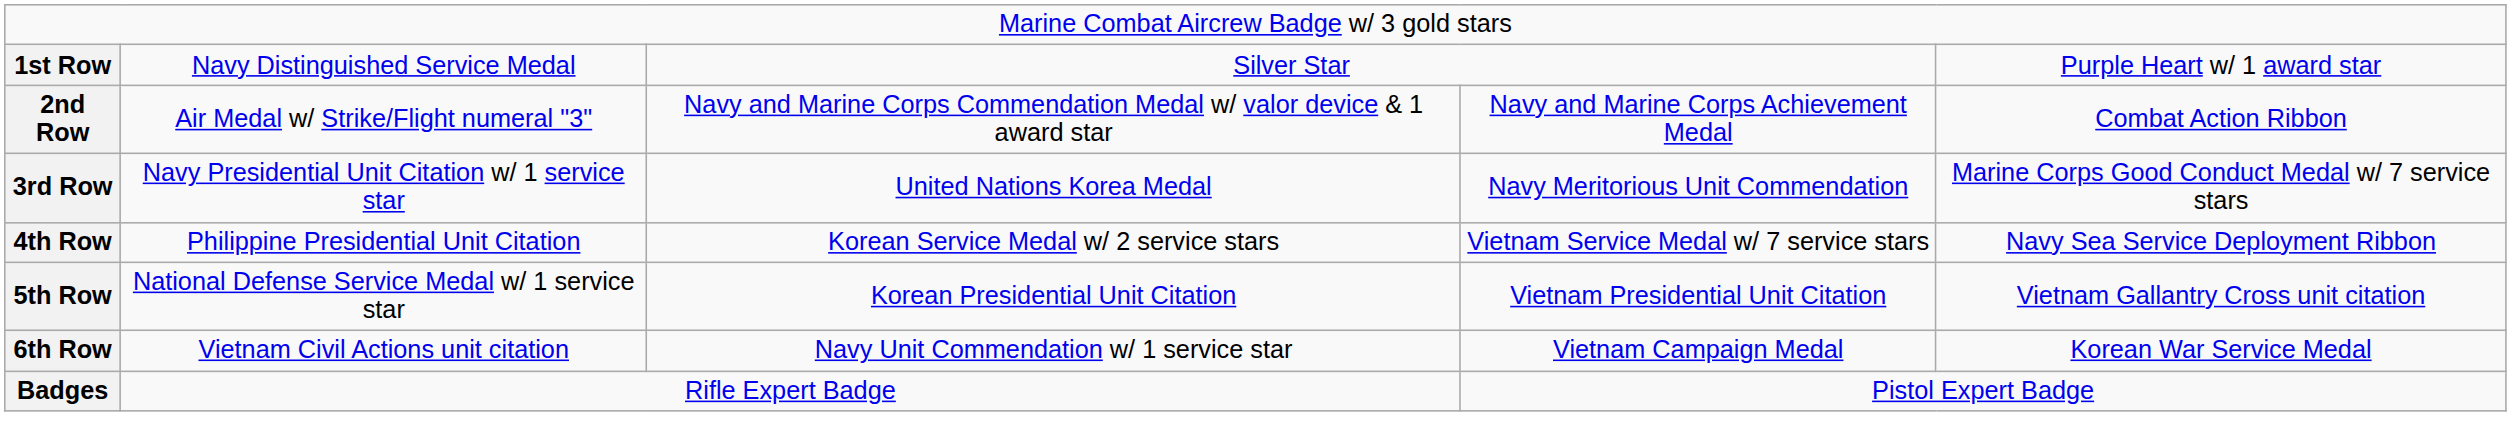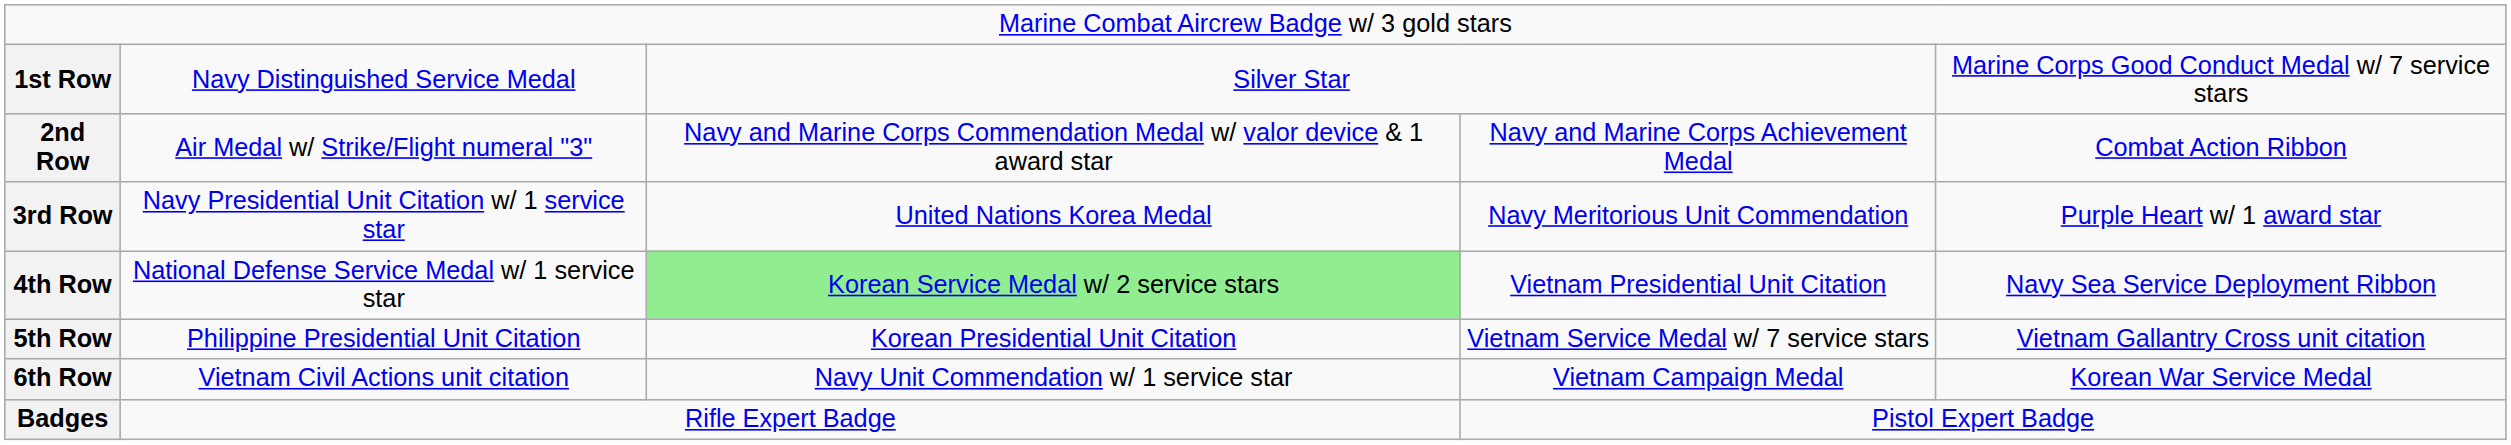(2221, 64) Purple Heart w/ 1 award star -> (2221, 78) Marine Corps Good Conduct Medal w/ 7 service stars
(2221, 187) Marine Corps Good Conduct Medal w/ 7 service stars -> (2221, 215) Purple Heart w/ 1 award star
(384, 241) Philippine Presidential Unit Citation -> (384, 284) National Defense Service Medal w/ 1 service star
(1054, 241) no background -> (1054, 284) lightgreen background
(1698, 241) Vietnam Service Medal w/ 7 service stars -> (1698, 284) Vietnam Presidential Unit Citation
(384, 296) National Defense Service Medal w/ 1 service star -> (384, 338) Philippine Presidential Unit Citation
(1698, 296) Vietnam Presidential Unit Citation -> (1698, 338) Vietnam Service Medal w/ 7 service stars
